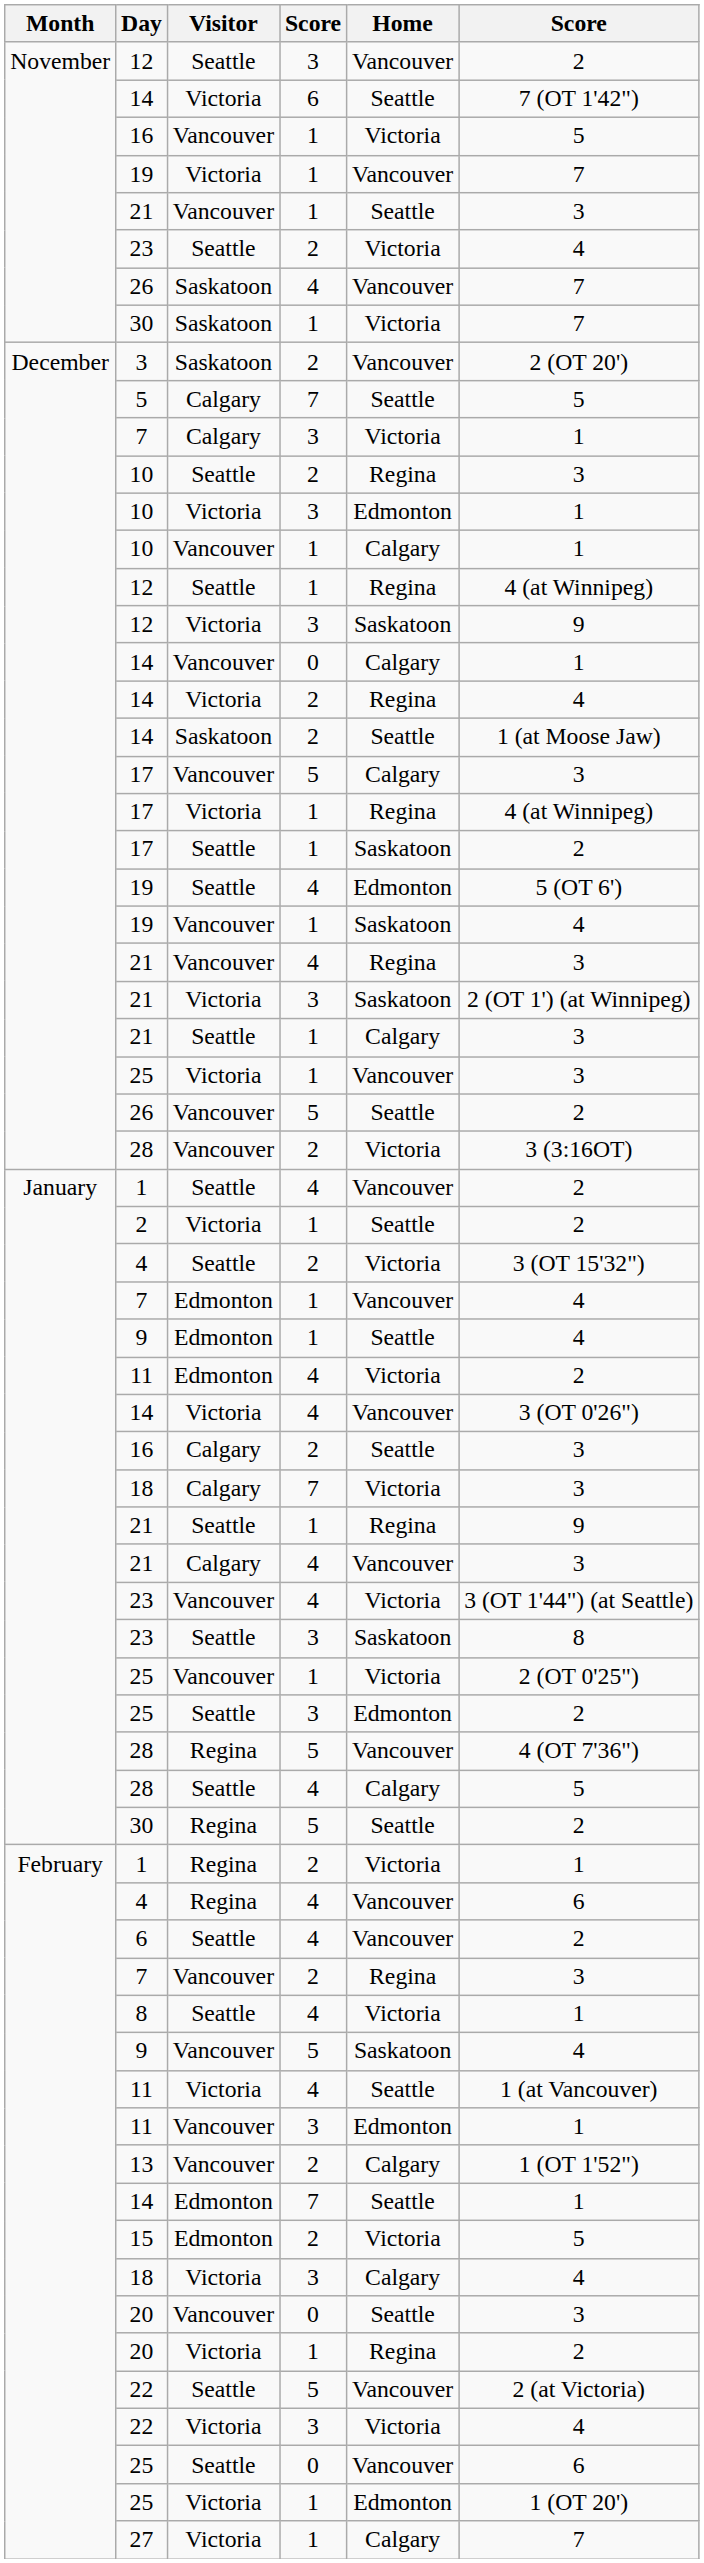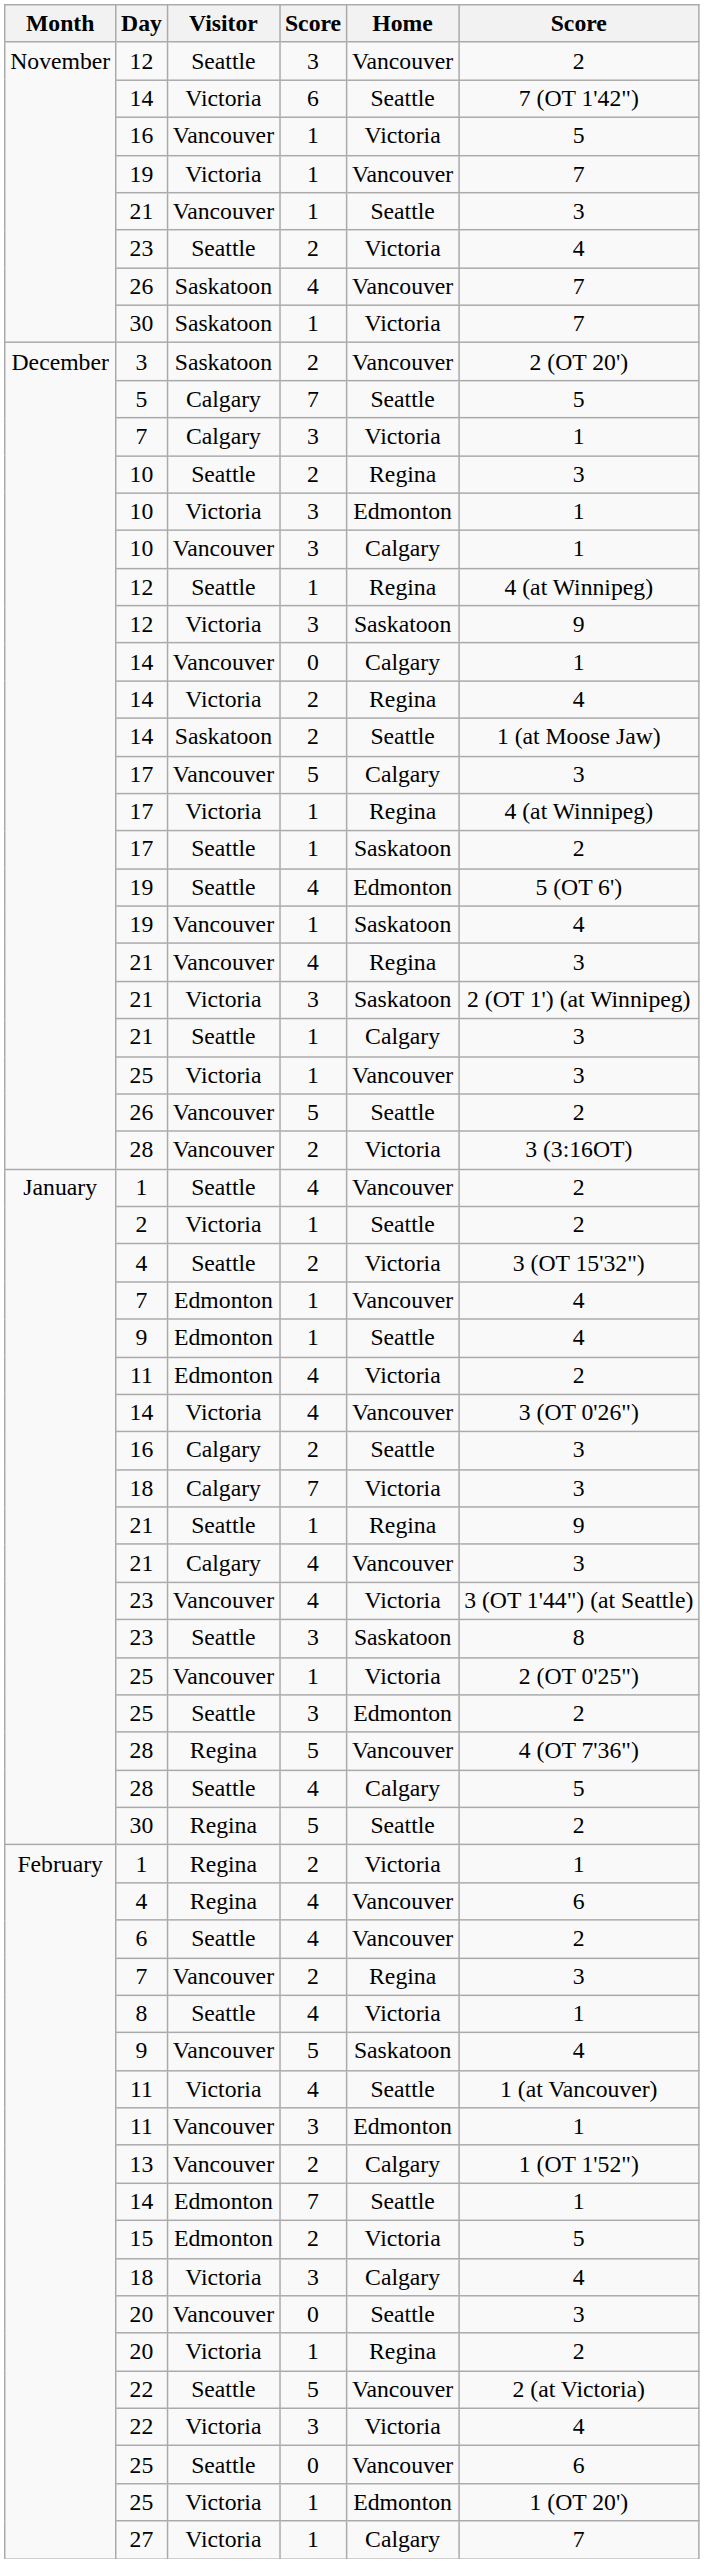(313, 549) 1 -> (313, 549) 3
